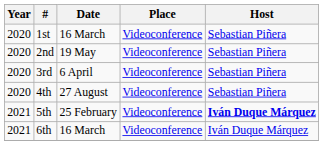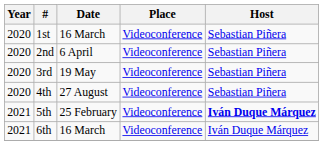(78, 53) 19 May -> (76, 53) 6 April
(76, 73) 6 April -> (78, 73) 19 May
